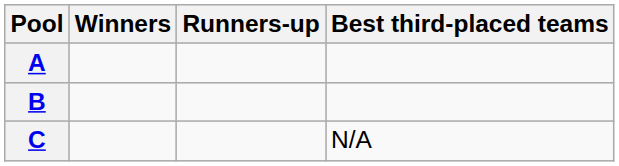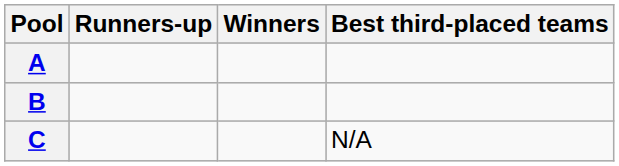columns swapped: (123, 23) <-> (251, 23)
